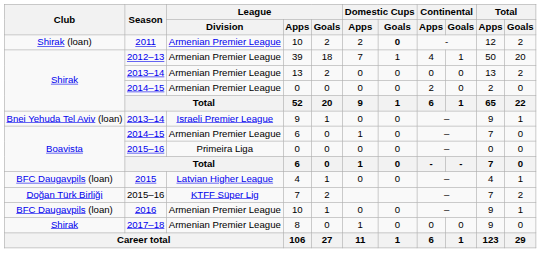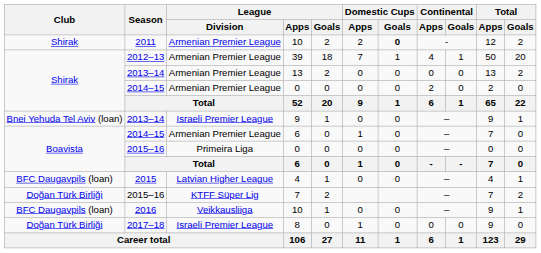(65, 42) Shirak (loan) -> (65, 42) Shirak
(225, 210) Armenian Premier League -> (225, 210) Veikkausliiga
(65, 225) Shirak -> (65, 225) Doğan Türk Birliği
(225, 225) Armenian Premier League -> (225, 225) Israeli Premier League
